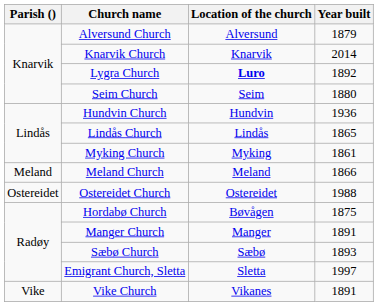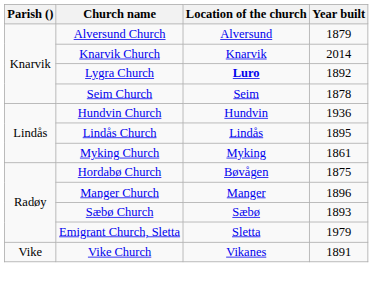(344, 93) 1880 -> (339, 93) 1878
(344, 133) 1865 -> (339, 133) 1895
- row: (125, 172)
- row: (125, 192)
(344, 232) 1891 -> (339, 192) 1896
(344, 271) 1997 -> (339, 232) 1979
